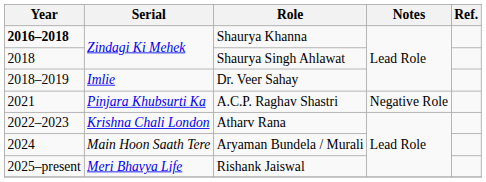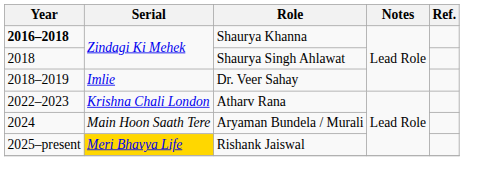- row: (277, 101)
(135, 166) no background -> (135, 144) gold background
